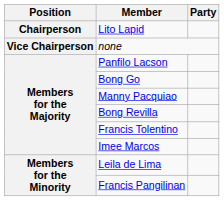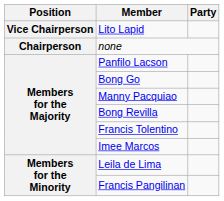(50, 29) Chairperson -> (50, 29) Vice Chairperson
(50, 46) Vice Chairperson -> (50, 46) Chairperson
